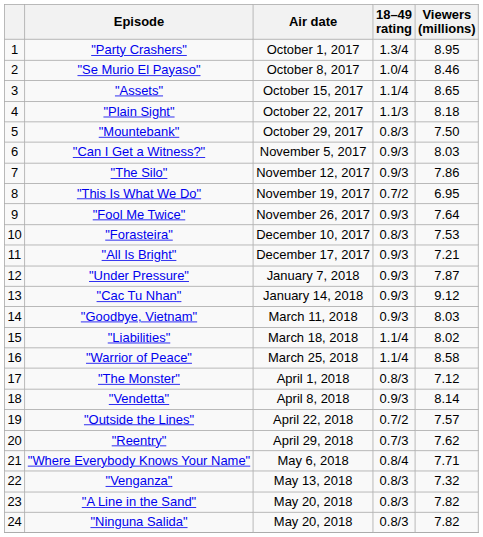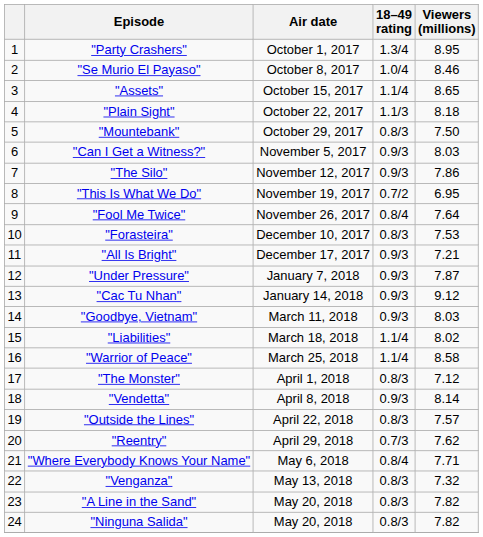(394, 214) 0.9/3 -> (394, 214) 0.8/4
(394, 419) 0.7/2 -> (394, 419) 0.8/3
